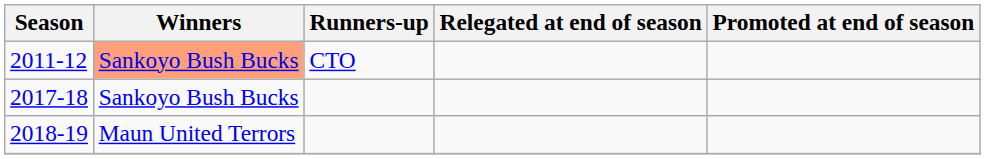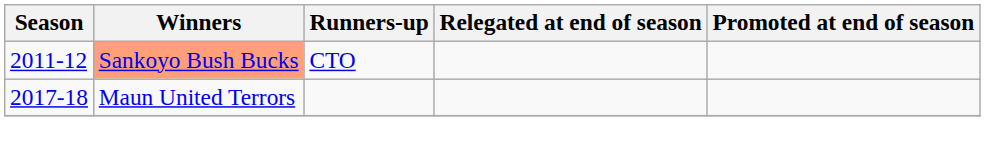(199, 97) Sankoyo Bush Bucks -> (197, 97) Maun United Terrors
- row: (49, 134)
